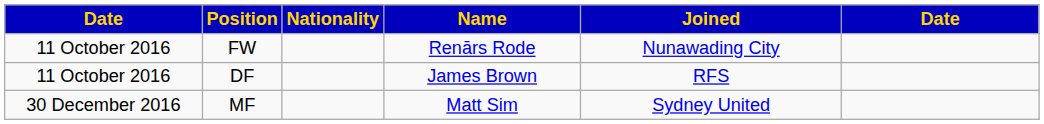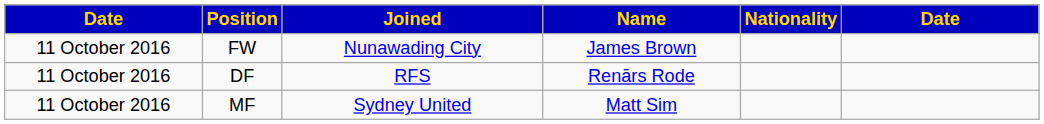columns swapped: (333, 19) <-> (711, 19)
(482, 48) Renārs Rode -> (641, 48) James Brown
(482, 77) James Brown -> (641, 77) Renārs Rode
(103, 105) 30 December 2016 -> (103, 105) 11 October 2016
